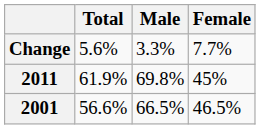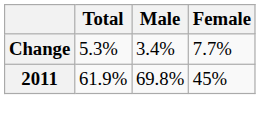(98, 49) 5.6% -> (98, 49) 5.3%
(155, 49) 3.3% -> (155, 49) 3.4%
- row: (40, 108)
